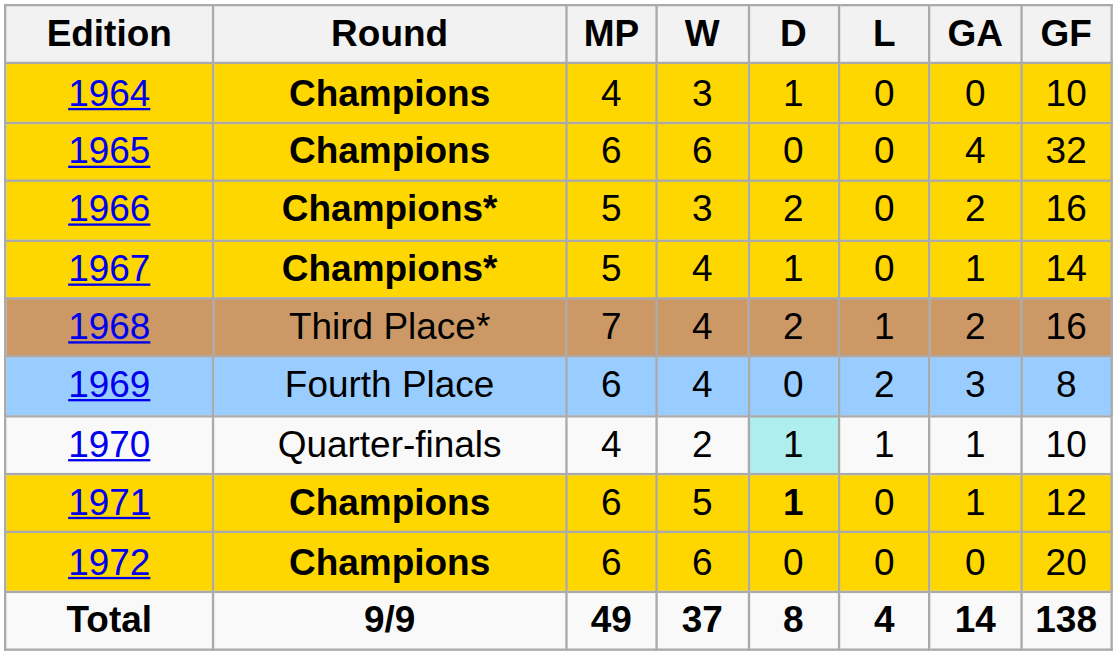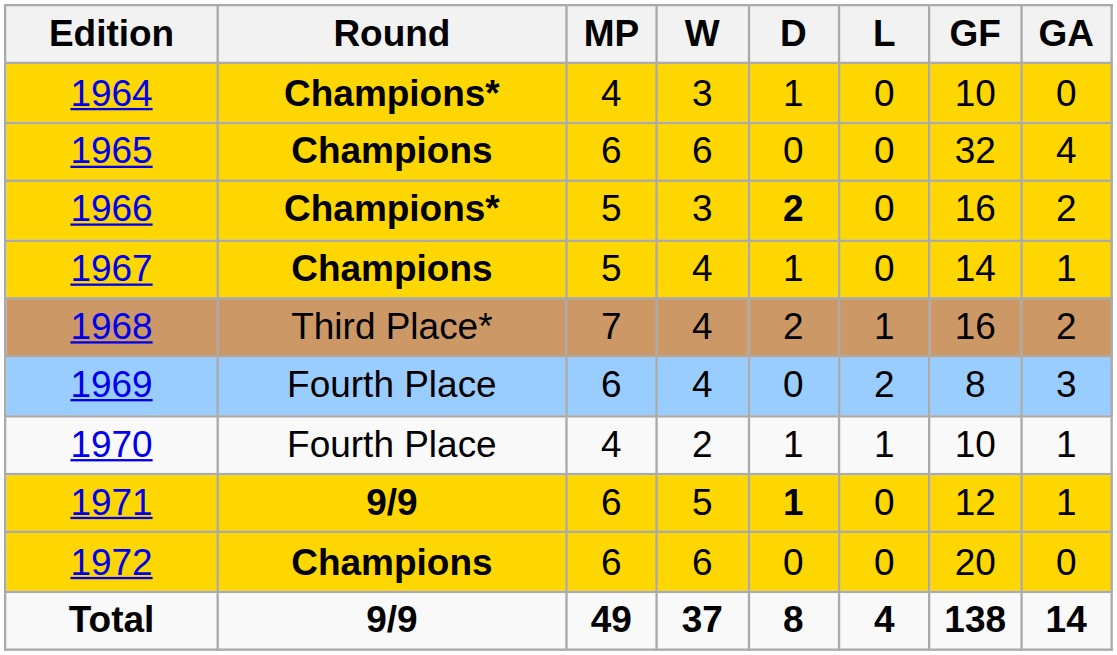columns swapped: (1066, 33) <-> (975, 33)
(390, 92) Champions -> (392, 92) Champions*
(793, 209) normal -> (793, 209) bold
(390, 268) Champions* -> (392, 268) Champions
(390, 444) Quarter-finals -> (392, 444) Fourth Place
(793, 444) paleturquoise background -> (793, 444) no background
(390, 502) Champions -> (392, 502) 9/9
